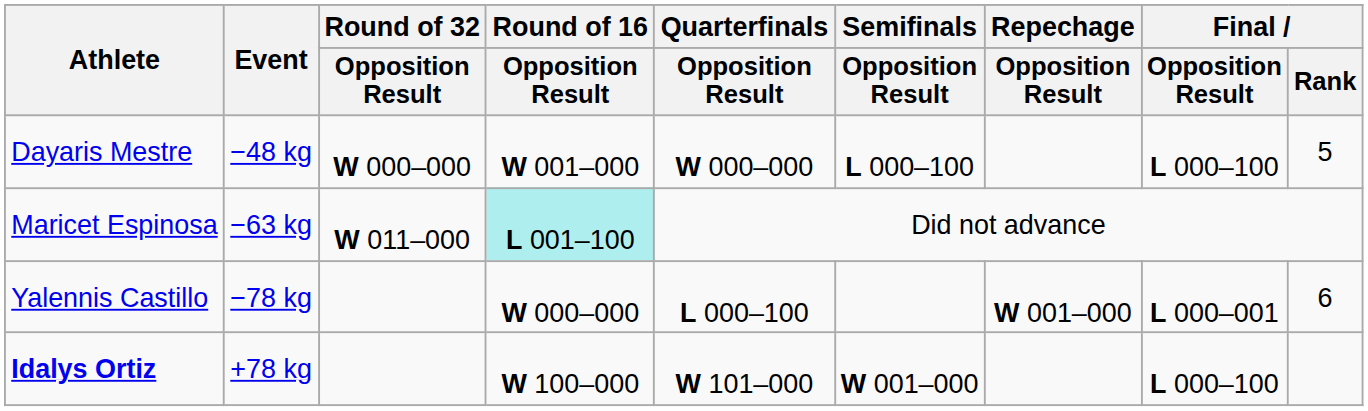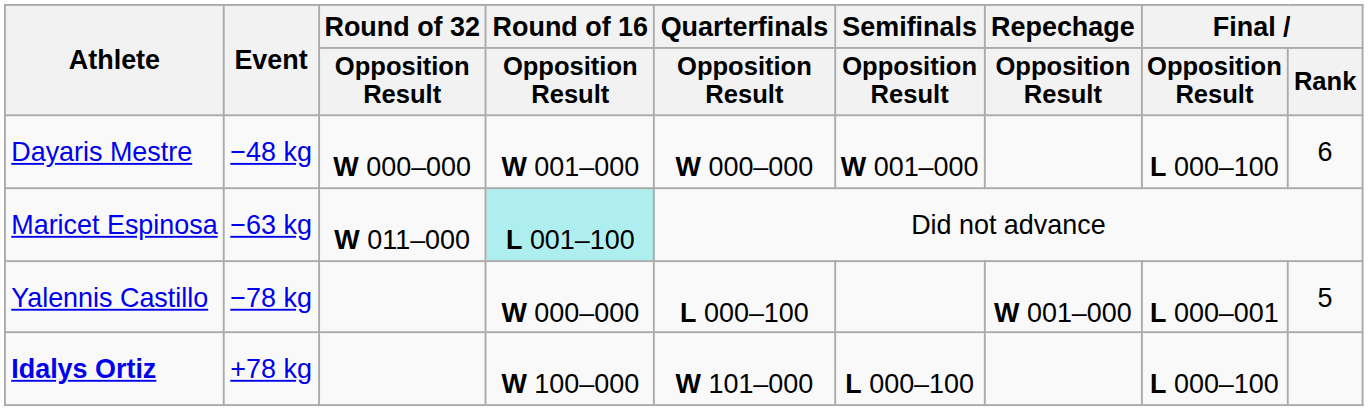(910, 167) L 000–100 -> (910, 167) W 001–000
(1325, 152) 5 -> (1325, 152) 6
(1325, 297) 6 -> (1325, 297) 5
(910, 385) W 001–000 -> (910, 385) L 000–100
